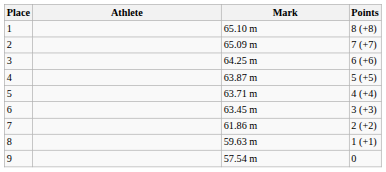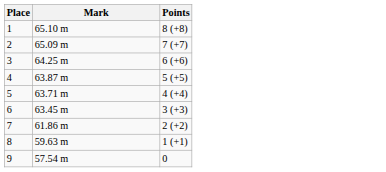- column: (127, 12)
